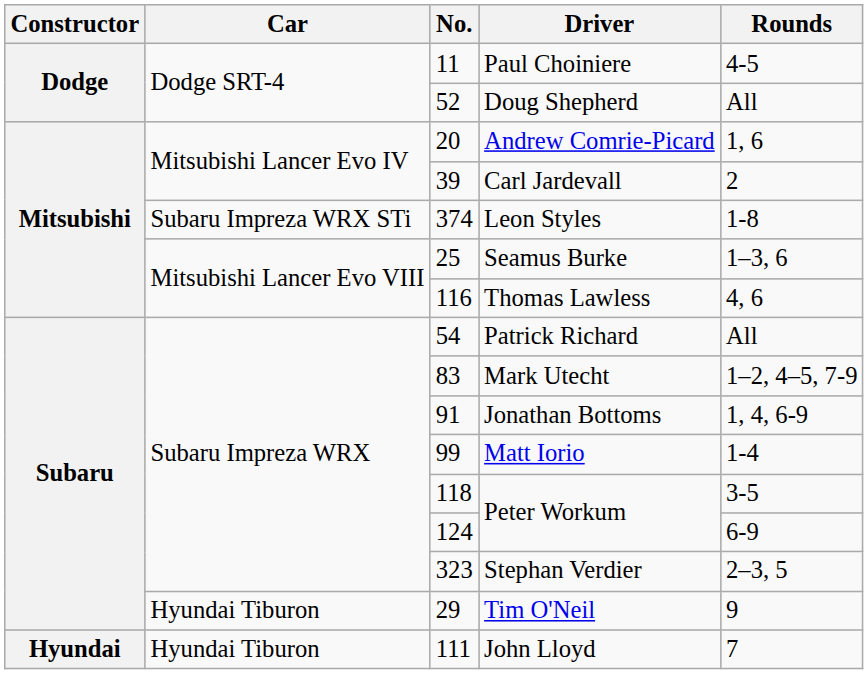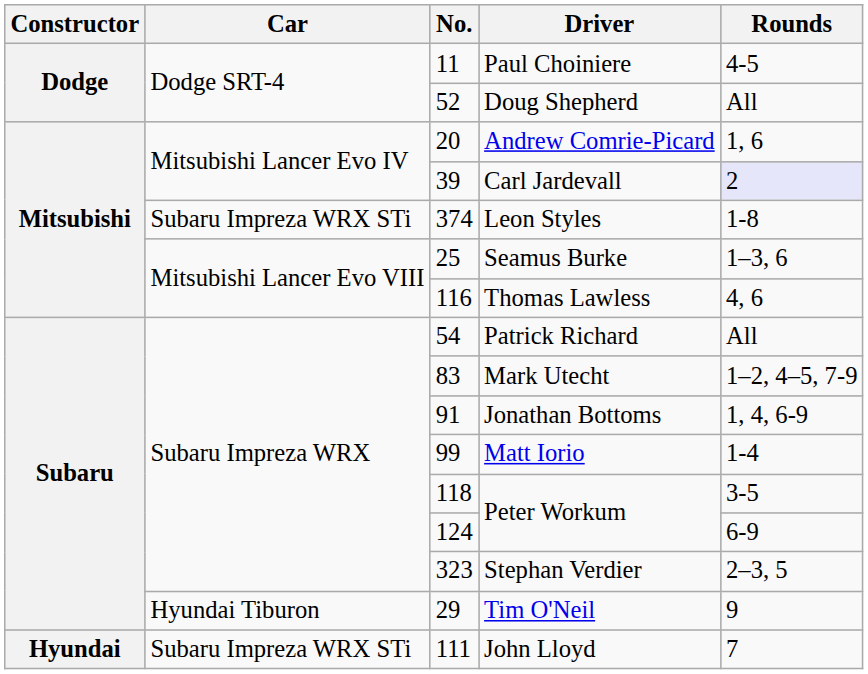(732, 180) no background -> (732, 180) lavender background
(235, 649) Hyundai Tiburon -> (281, 649) Subaru Impreza WRX STi
